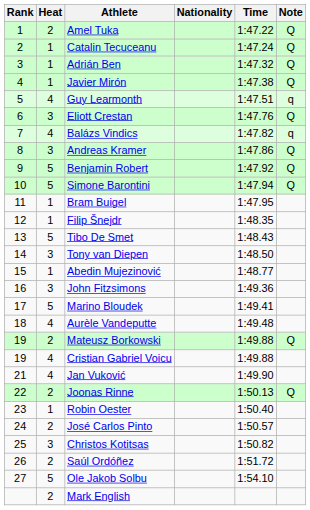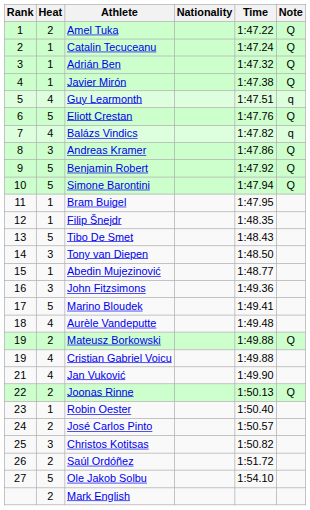(50, 116) 3 -> (50, 116) 5
